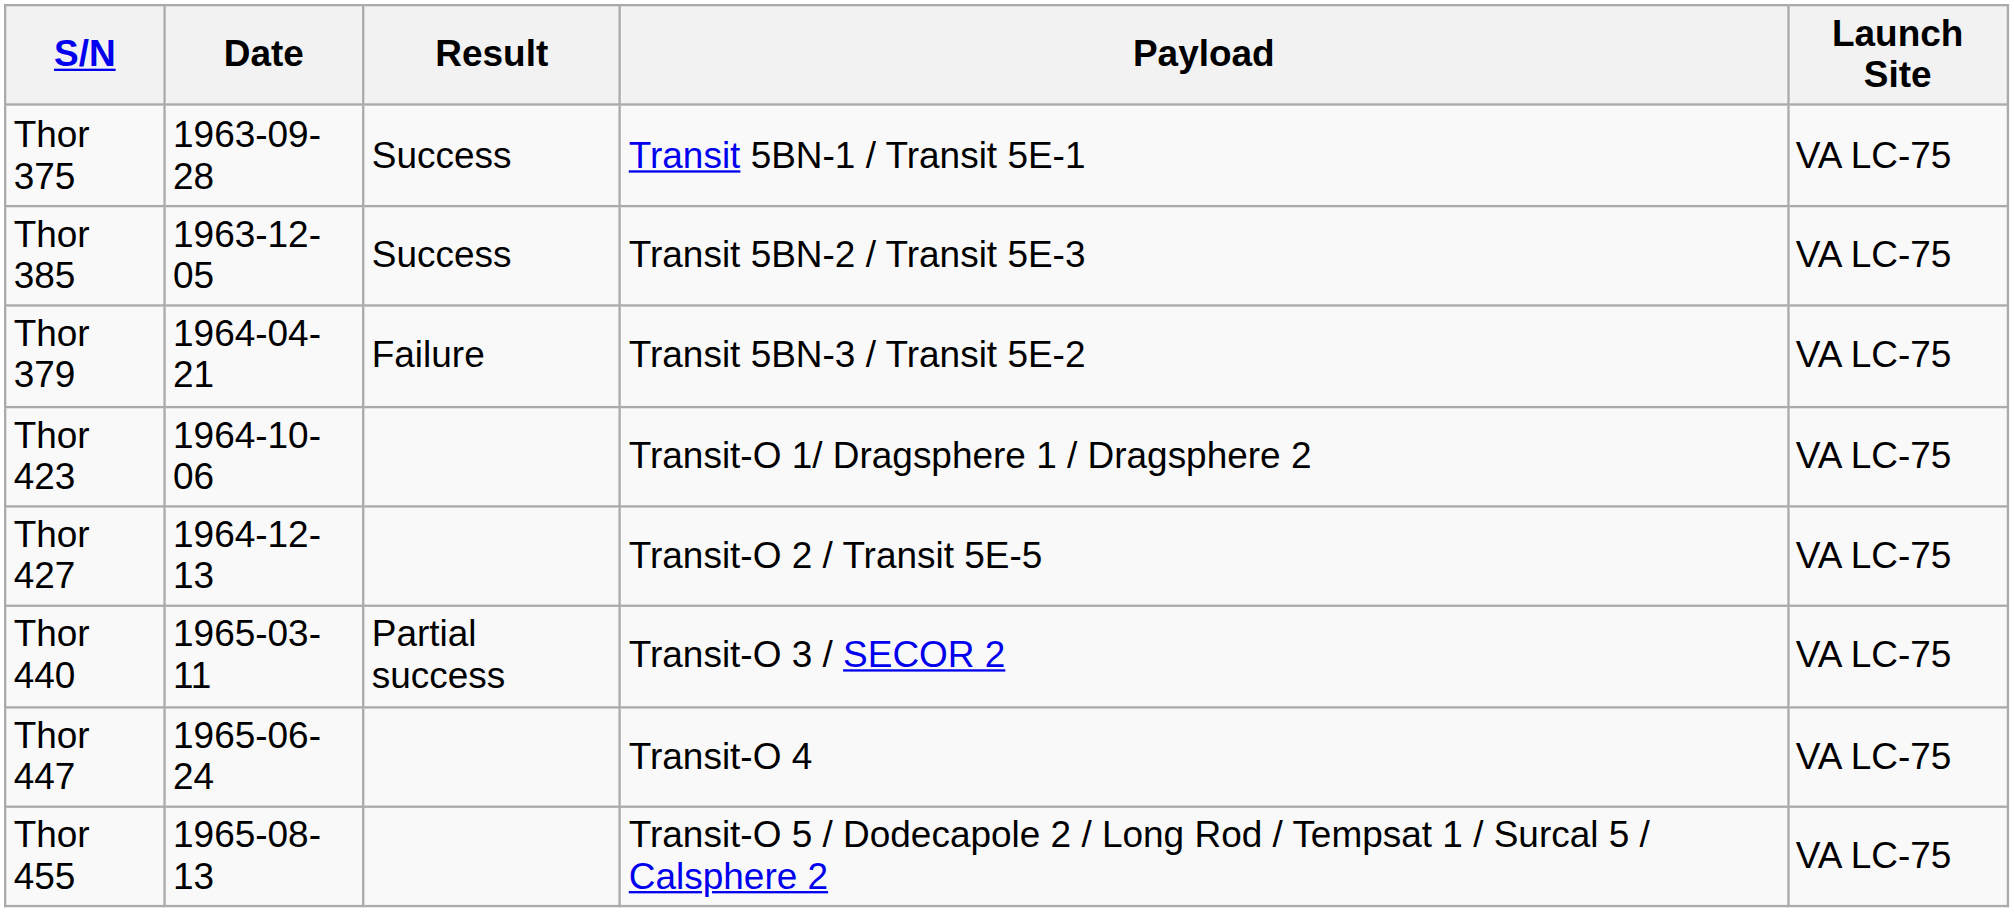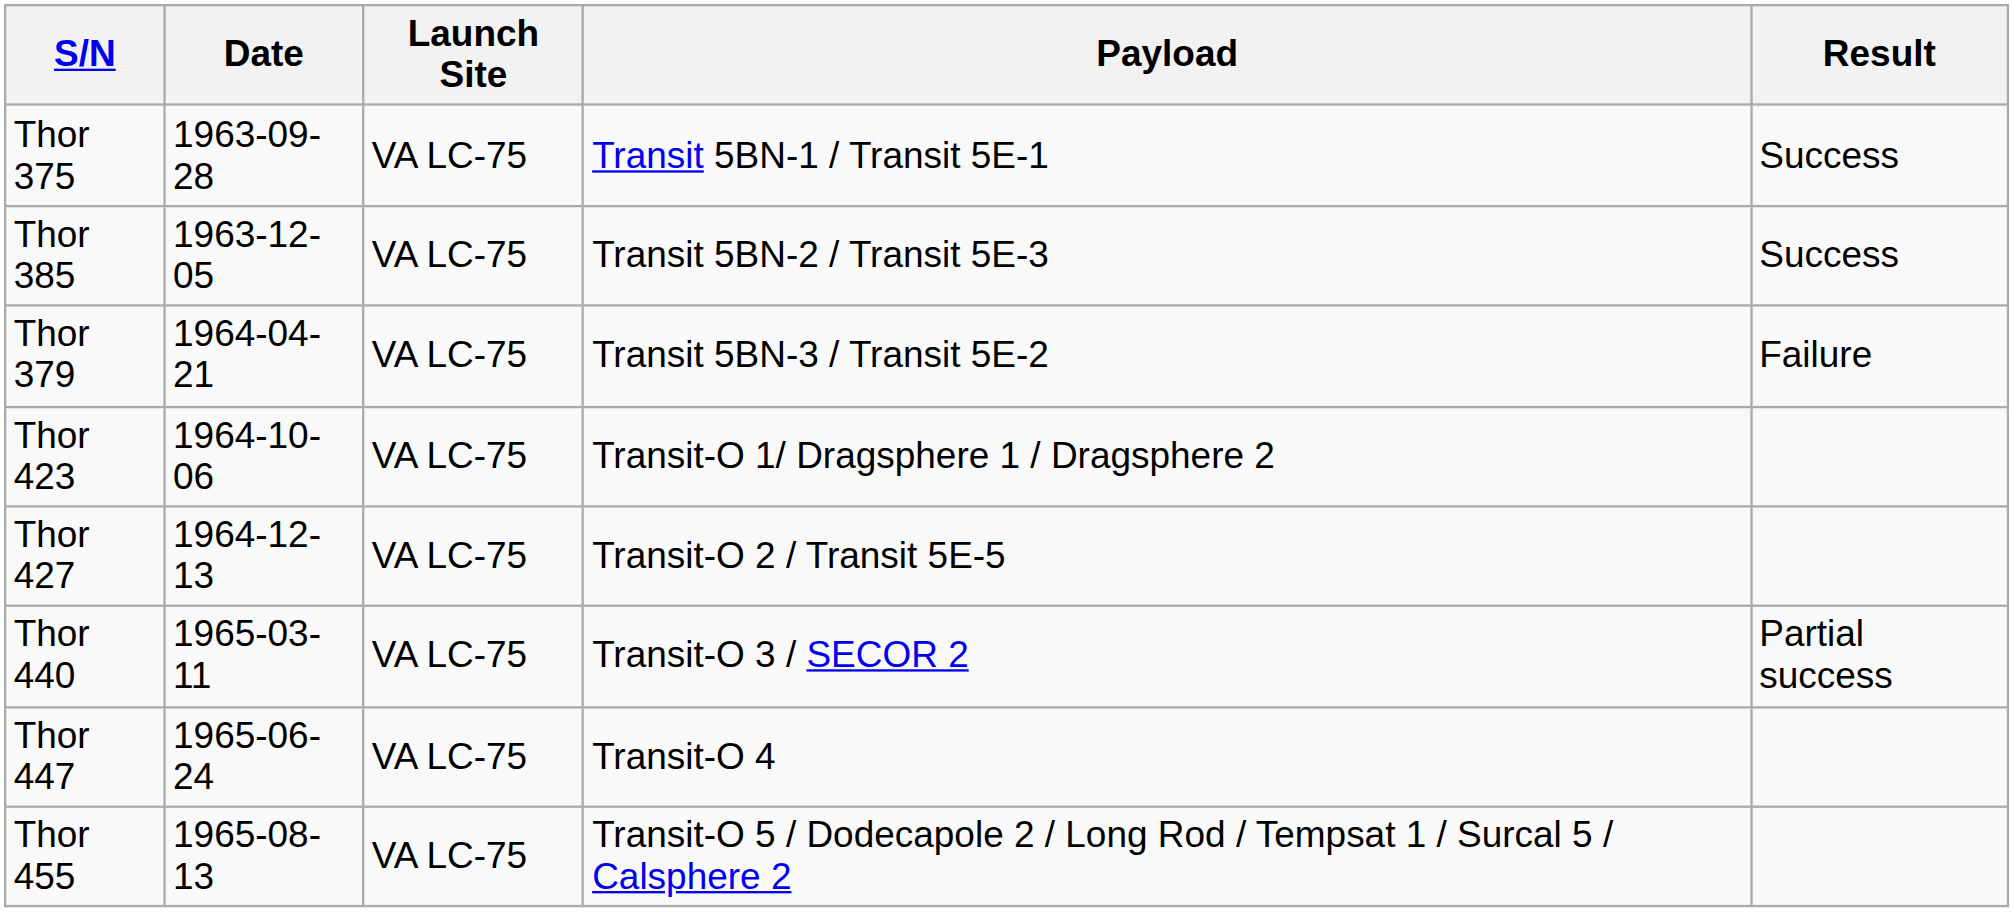columns swapped: (1898, 54) <-> (492, 54)
